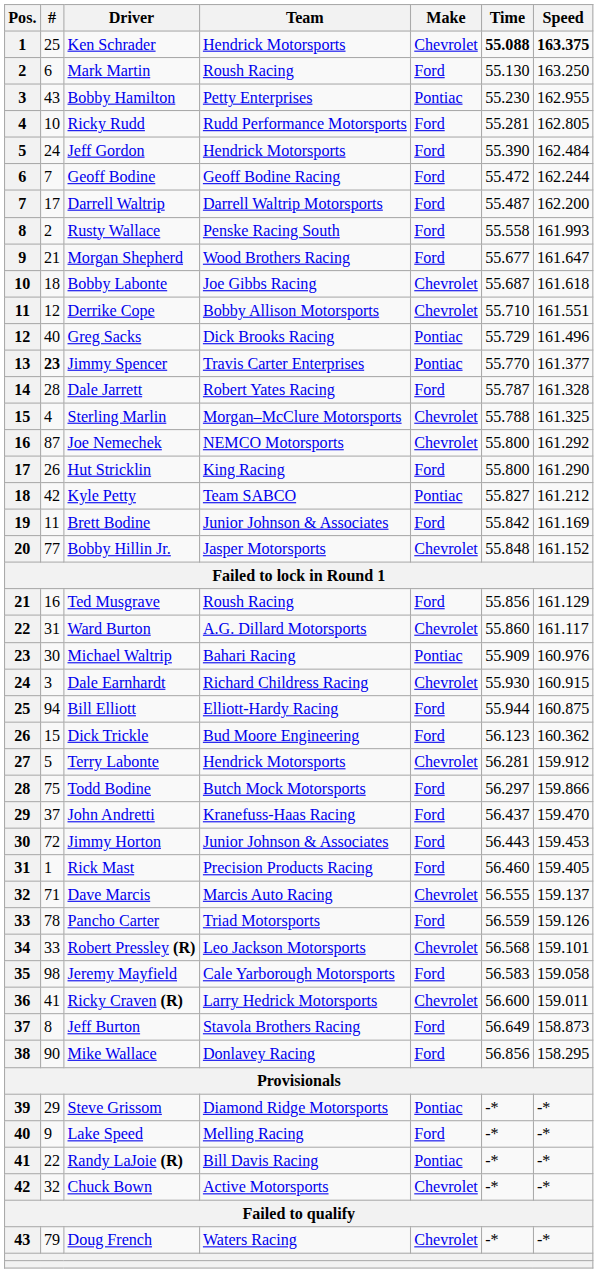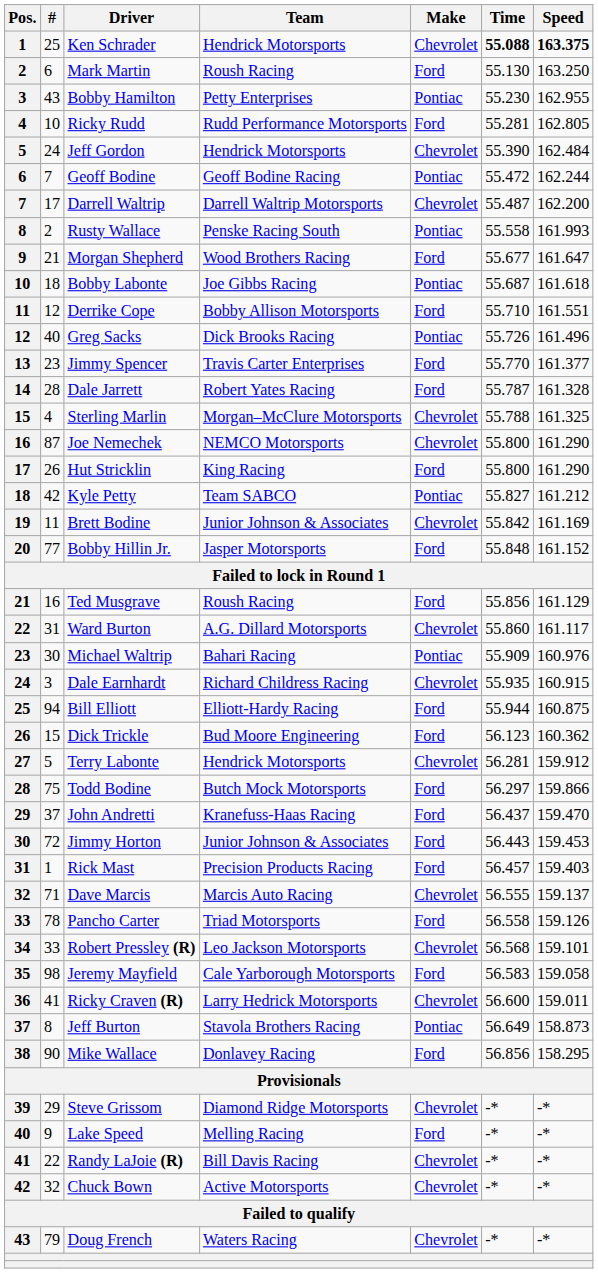(429, 150) Ford -> (446, 150) Chevrolet
(429, 177) Ford -> (438, 177) Pontiac
(429, 203) Ford -> (446, 203) Chevrolet
(429, 230) Ford -> (438, 230) Pontiac
(446, 283) Chevrolet -> (438, 283) Pontiac
(446, 310) Chevrolet -> (429, 310) Ford
(507, 336) 55.729 -> (507, 336) 55.726
(52, 363) bold -> (52, 363) normal
(438, 363) Pontiac -> (429, 363) Ford
(563, 443) 161.292 -> (563, 443) 161.290
(429, 522) Ford -> (446, 522) Chevrolet
(446, 549) Chevrolet -> (429, 549) Ford
(507, 682) 55.930 -> (507, 682) 55.935
(507, 868) 56.460 -> (507, 868) 56.457
(563, 868) 159.405 -> (563, 868) 159.403
(507, 921) 56.559 -> (507, 921) 56.558
(429, 1027) Ford -> (438, 1027) Pontiac
(438, 1107) Pontiac -> (446, 1107) Chevrolet
(438, 1160) Pontiac -> (446, 1160) Chevrolet
